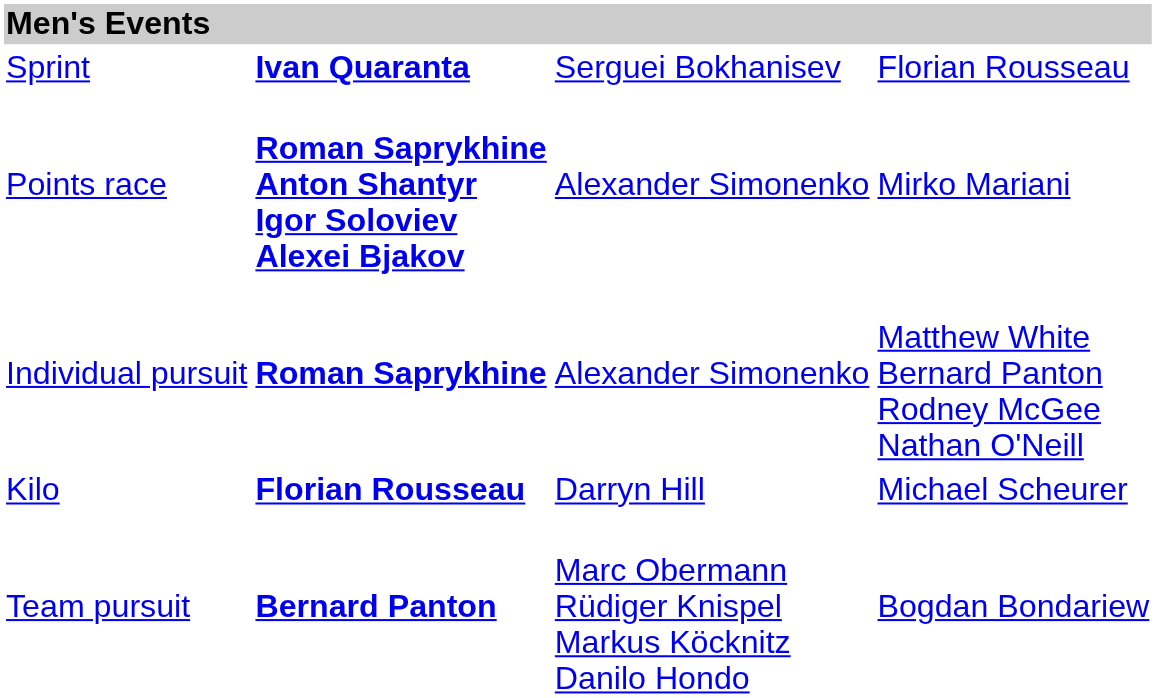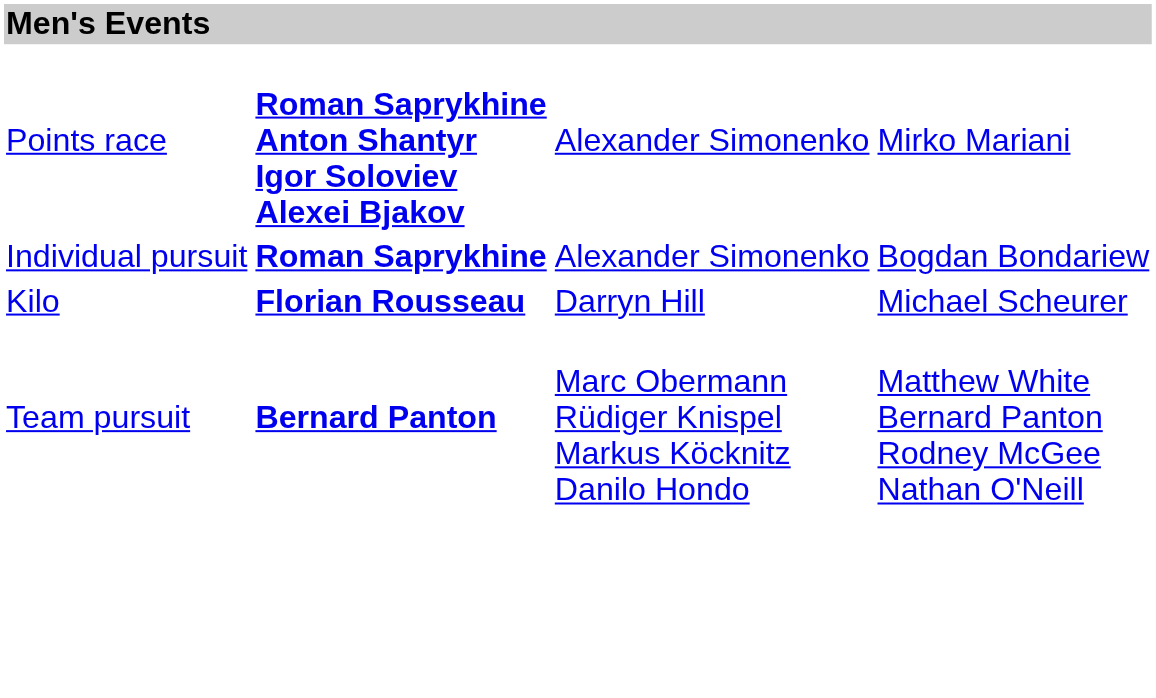- row: (48, 67)
(990, 391) Matthew White Bernard Panton Rodney McGee Nathan O'Neill -> (1013, 256) Bogdan Bondariew
(1013, 606) Bogdan Bondariew -> (990, 435) Matthew White Bernard Panton Rodney McGee Nathan O'Neill
